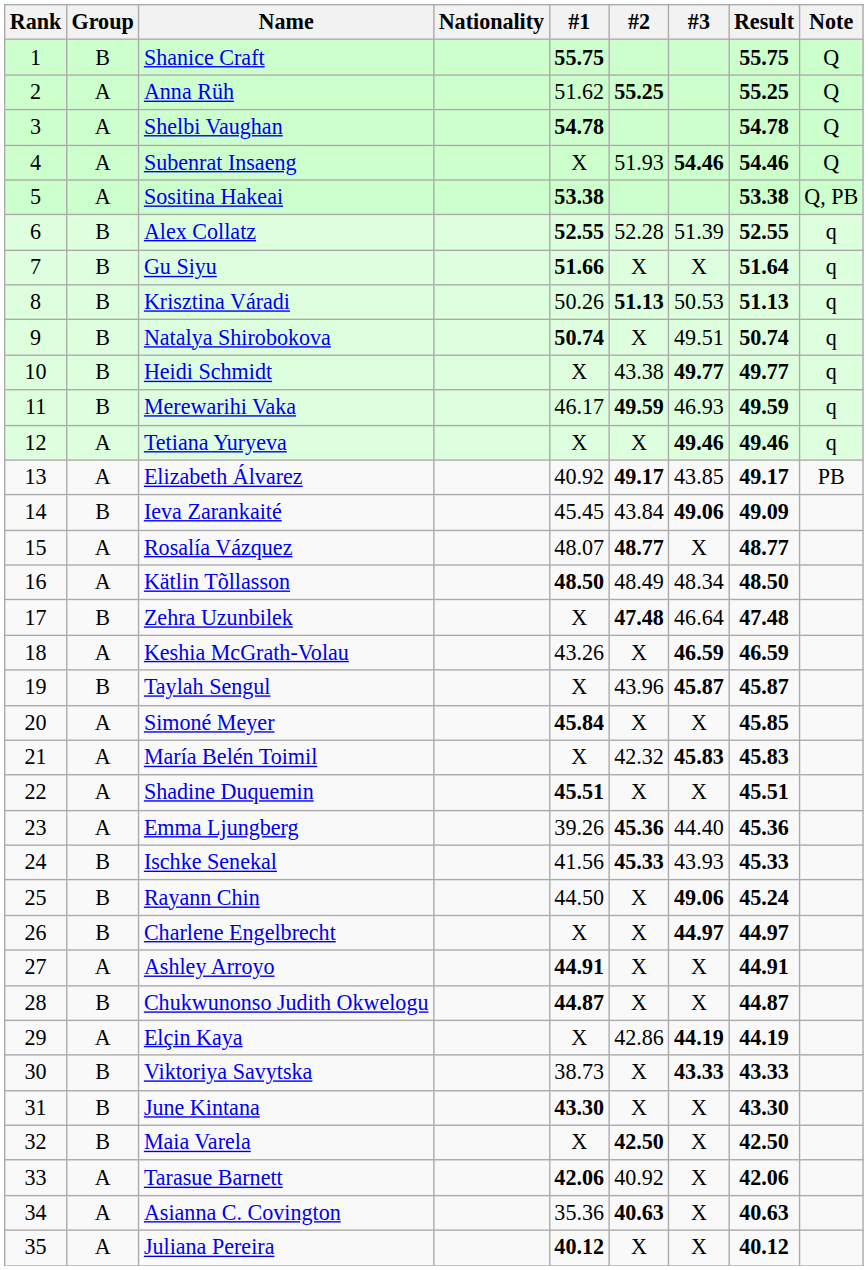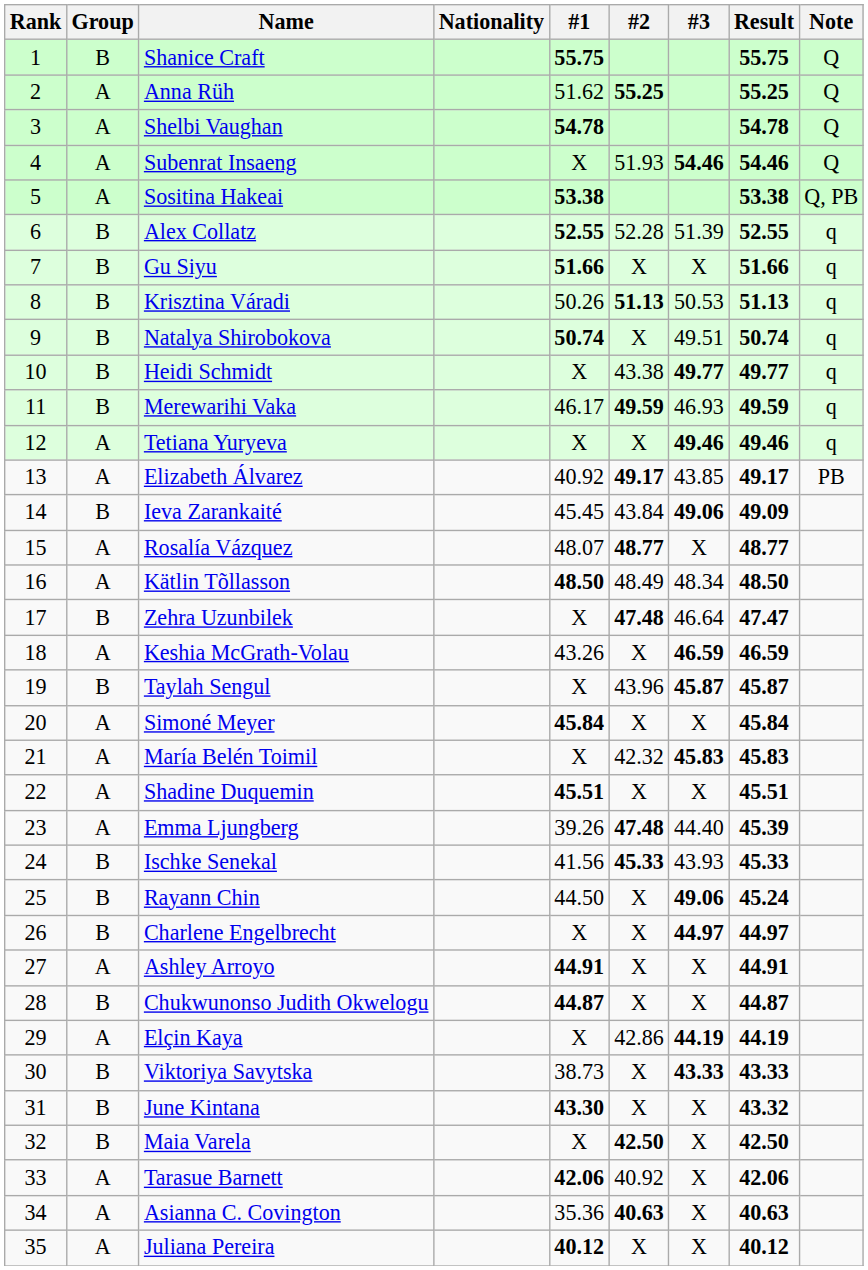(764, 267) 51.64 -> (764, 267) 51.66
(764, 617) 47.48 -> (764, 617) 47.47
(764, 722) 45.85 -> (764, 722) 45.84
(639, 827) 45.36 -> (639, 827) 47.48
(764, 827) 45.36 -> (764, 827) 45.39
(764, 1107) 43.30 -> (764, 1107) 43.32
